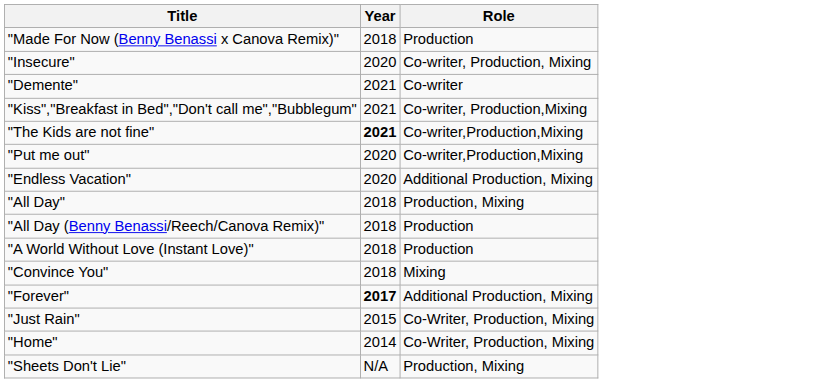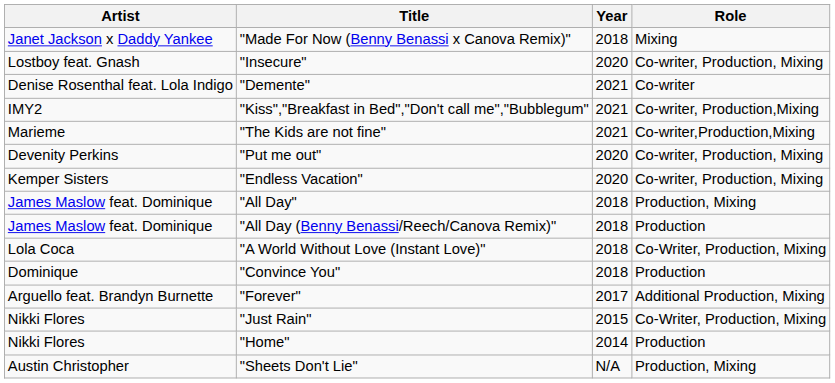+ column: (120, 16)
(438, 39) Production -> (656, 39) Mixing
(380, 132) bold -> (612, 132) normal
(493, 156) Co-writer,Production,Mixing -> (729, 156) Co-writer, Production, Mixing
(498, 179) Additional Production, Mixing -> (729, 179) Co-writer, Production, Mixing
(438, 249) Production -> (731, 249) Co-Writer, Production, Mixing
(424, 272) Mixing -> (670, 272) Production
(380, 296) bold -> (612, 296) normal
(499, 343) Co-Writer, Production, Mixing -> (670, 343) Production
